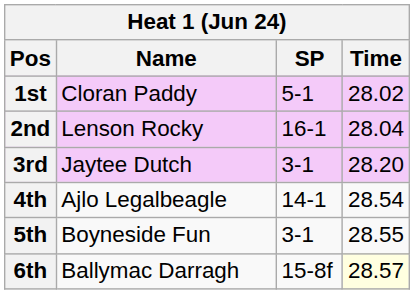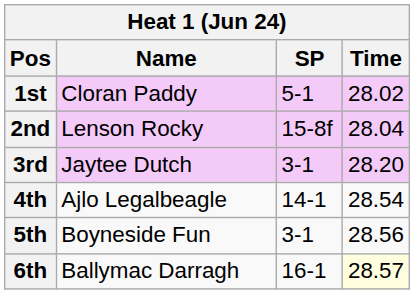(304, 128) 16-1 -> (307, 128) 15-8f
(376, 235) 28.55 -> (376, 235) 28.56
(307, 270) 15-8f -> (304, 270) 16-1
